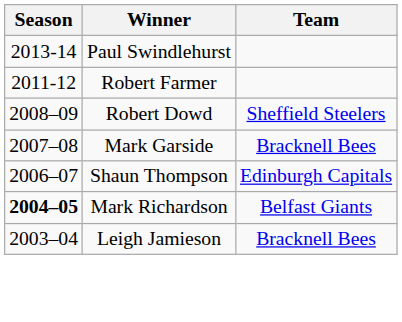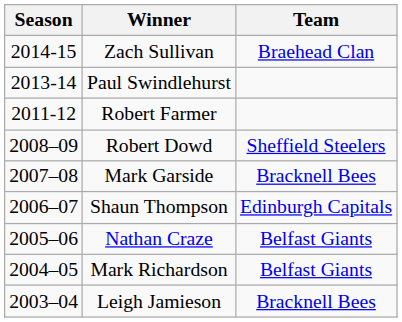+ row: (159, 51)
+ row: (159, 238)
(44, 207) bold -> (44, 269) normal
